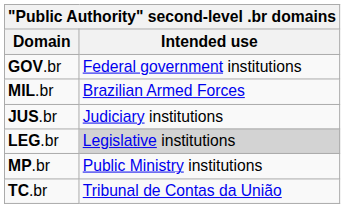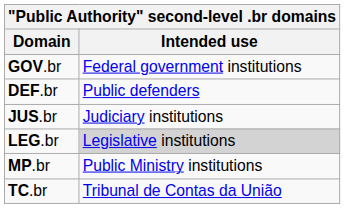- row: (31, 91)
+ row: (33, 91)
